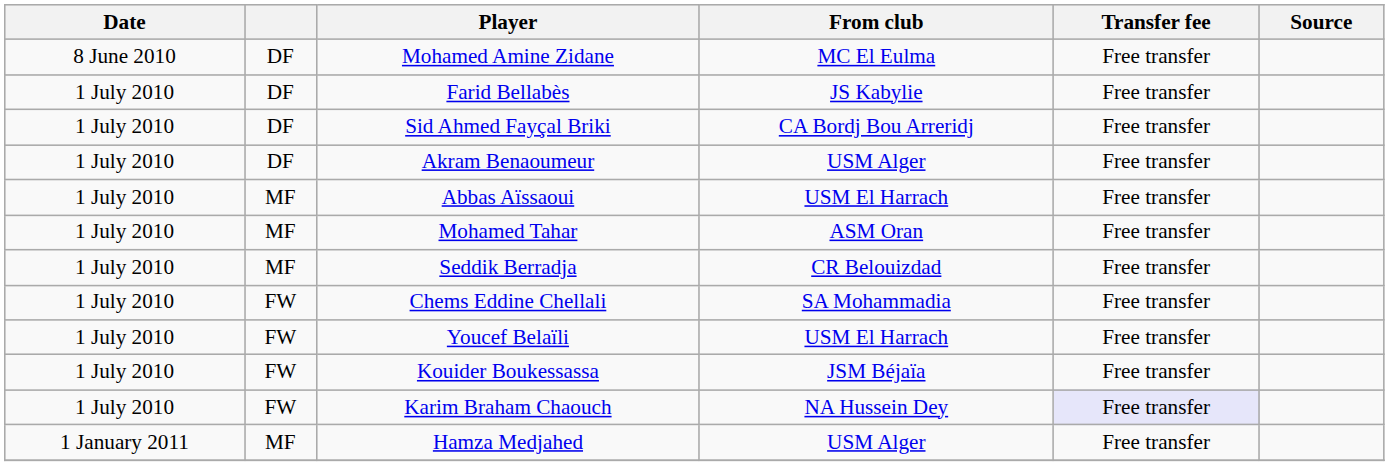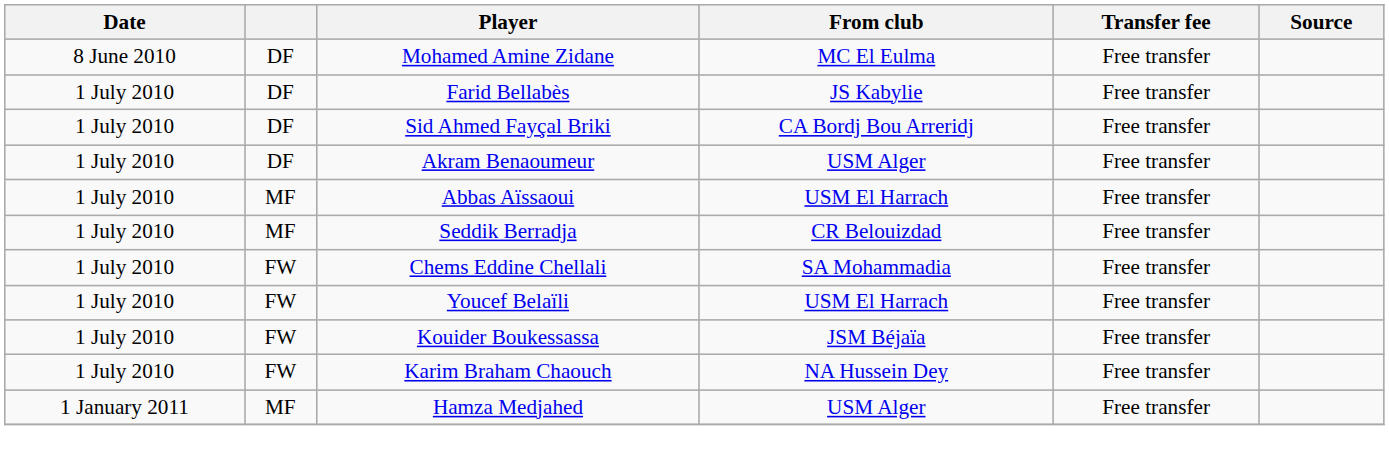- row: (508, 231)
(1156, 406) lavender background -> (1156, 371) no background
